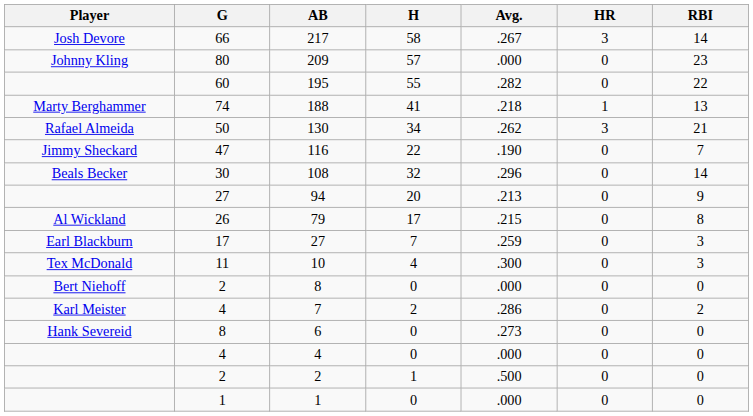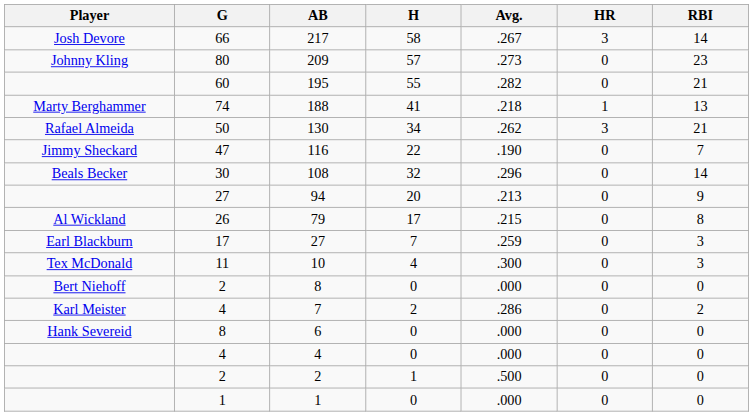(509, 60) .000 -> (509, 60) .273
(700, 83) 22 -> (700, 83) 21
(509, 331) .273 -> (509, 331) .000
